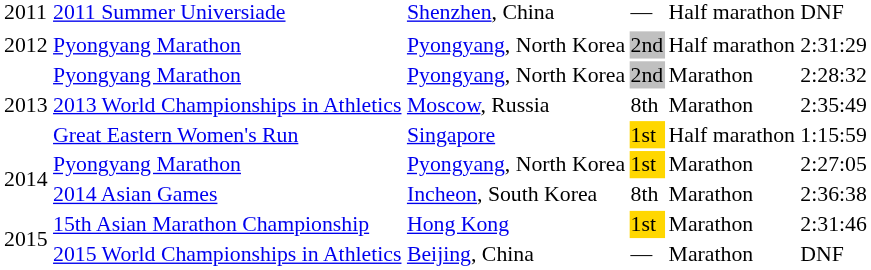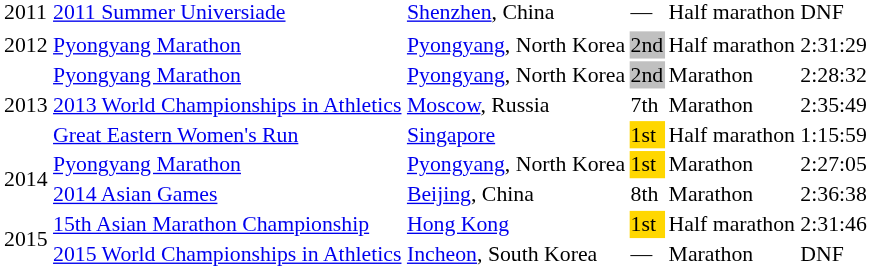(644, 104) 8th -> (644, 104) 7th
(502, 194) Incheon, South Korea -> (470, 194) Beijing, China
(711, 224) Marathon -> (732, 224) Half marathon
(470, 254) Beijing, China -> (502, 254) Incheon, South Korea
